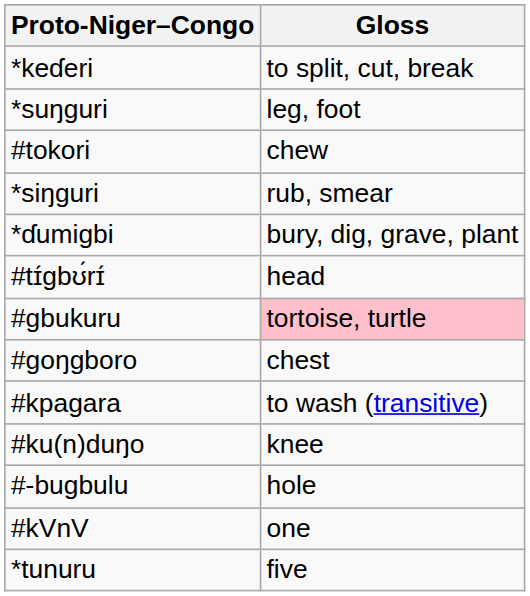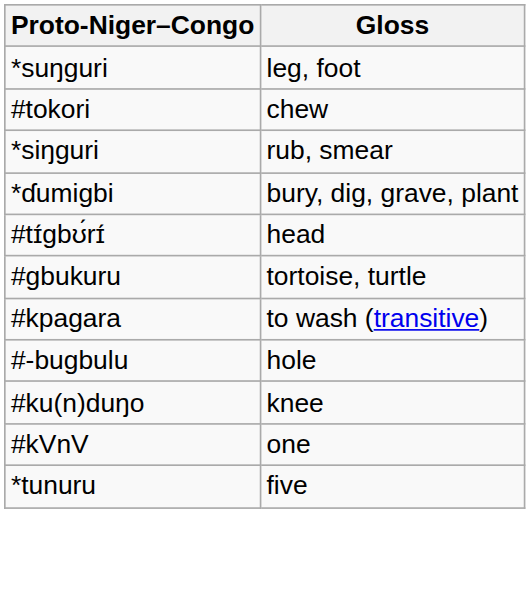- row: (52, 67)
(347, 318) pink background -> (347, 276) no background
- row: (74, 360)
rows swapped: (78, 444) <-> (70, 485)
